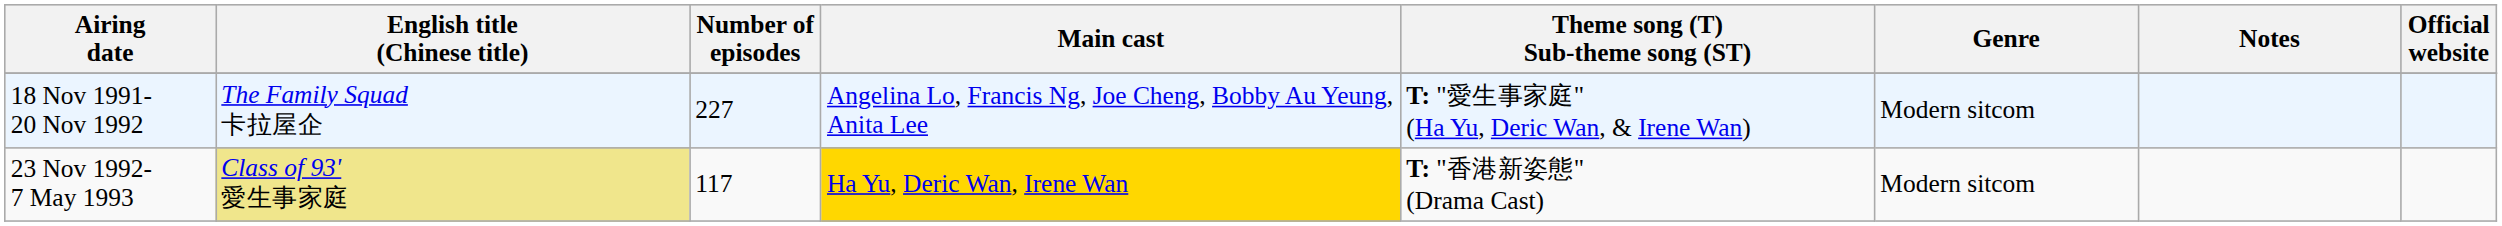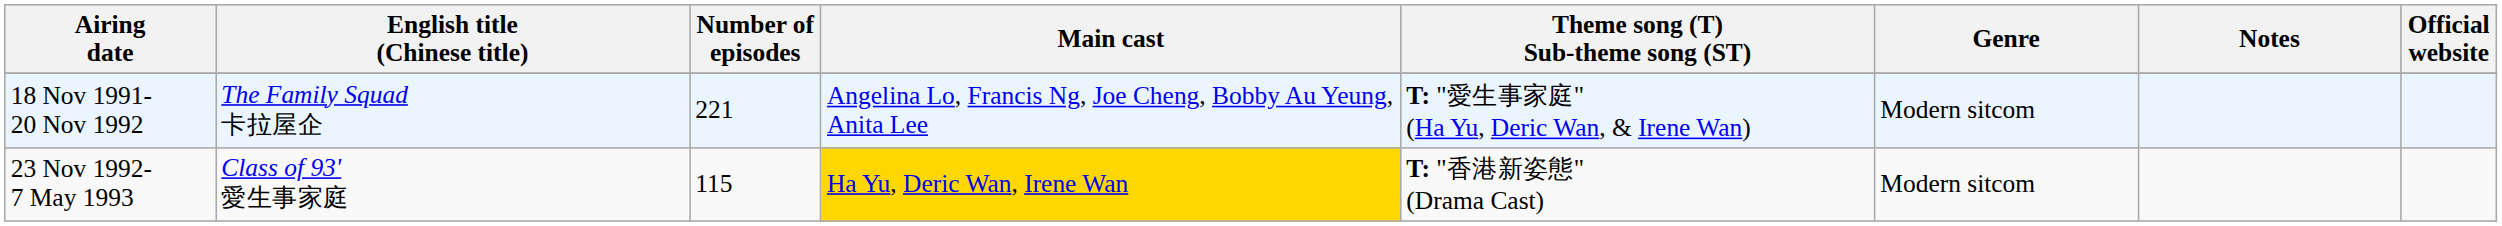(714, 110) 227 -> (714, 110) 221
(285, 182) khaki background -> (285, 182) no background
(714, 184) 117 -> (714, 184) 115
